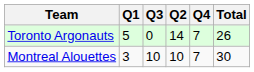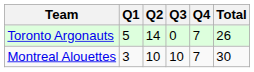columns swapped: (178, 14) <-> (154, 14)
